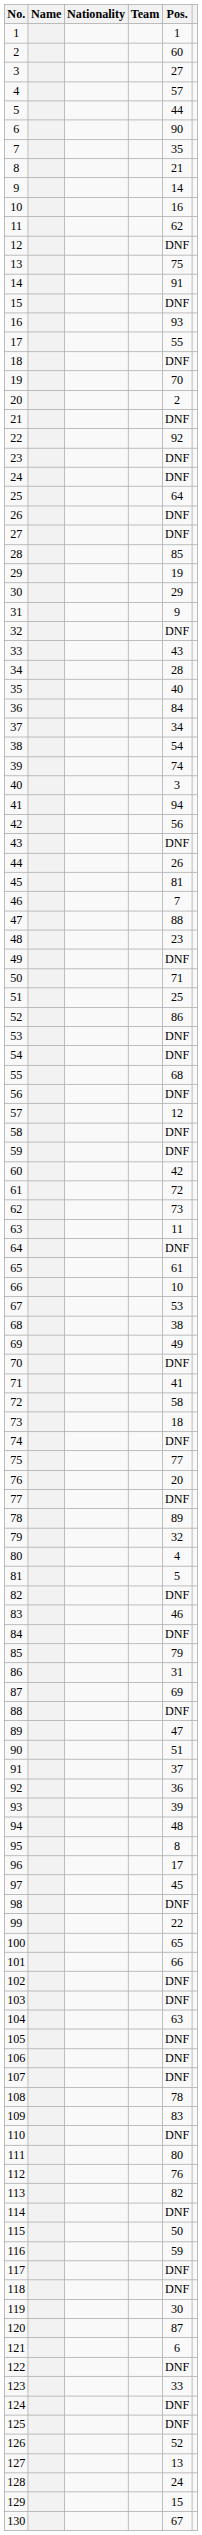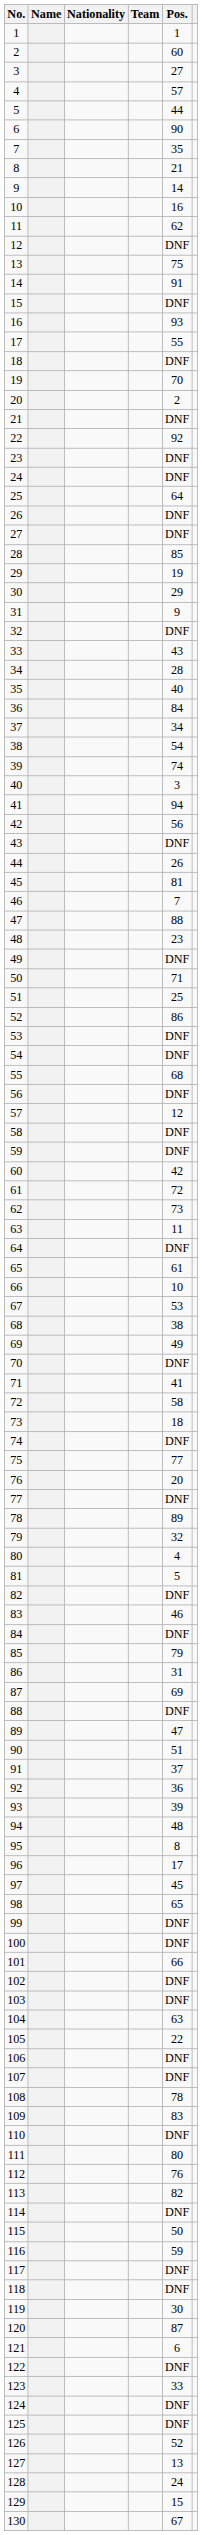(177, 1904) DNF -> (177, 1904) 65
(177, 1923) 22 -> (177, 1923) DNF
(177, 1942) 65 -> (177, 1942) DNF
(177, 2039) DNF -> (177, 2039) 22
